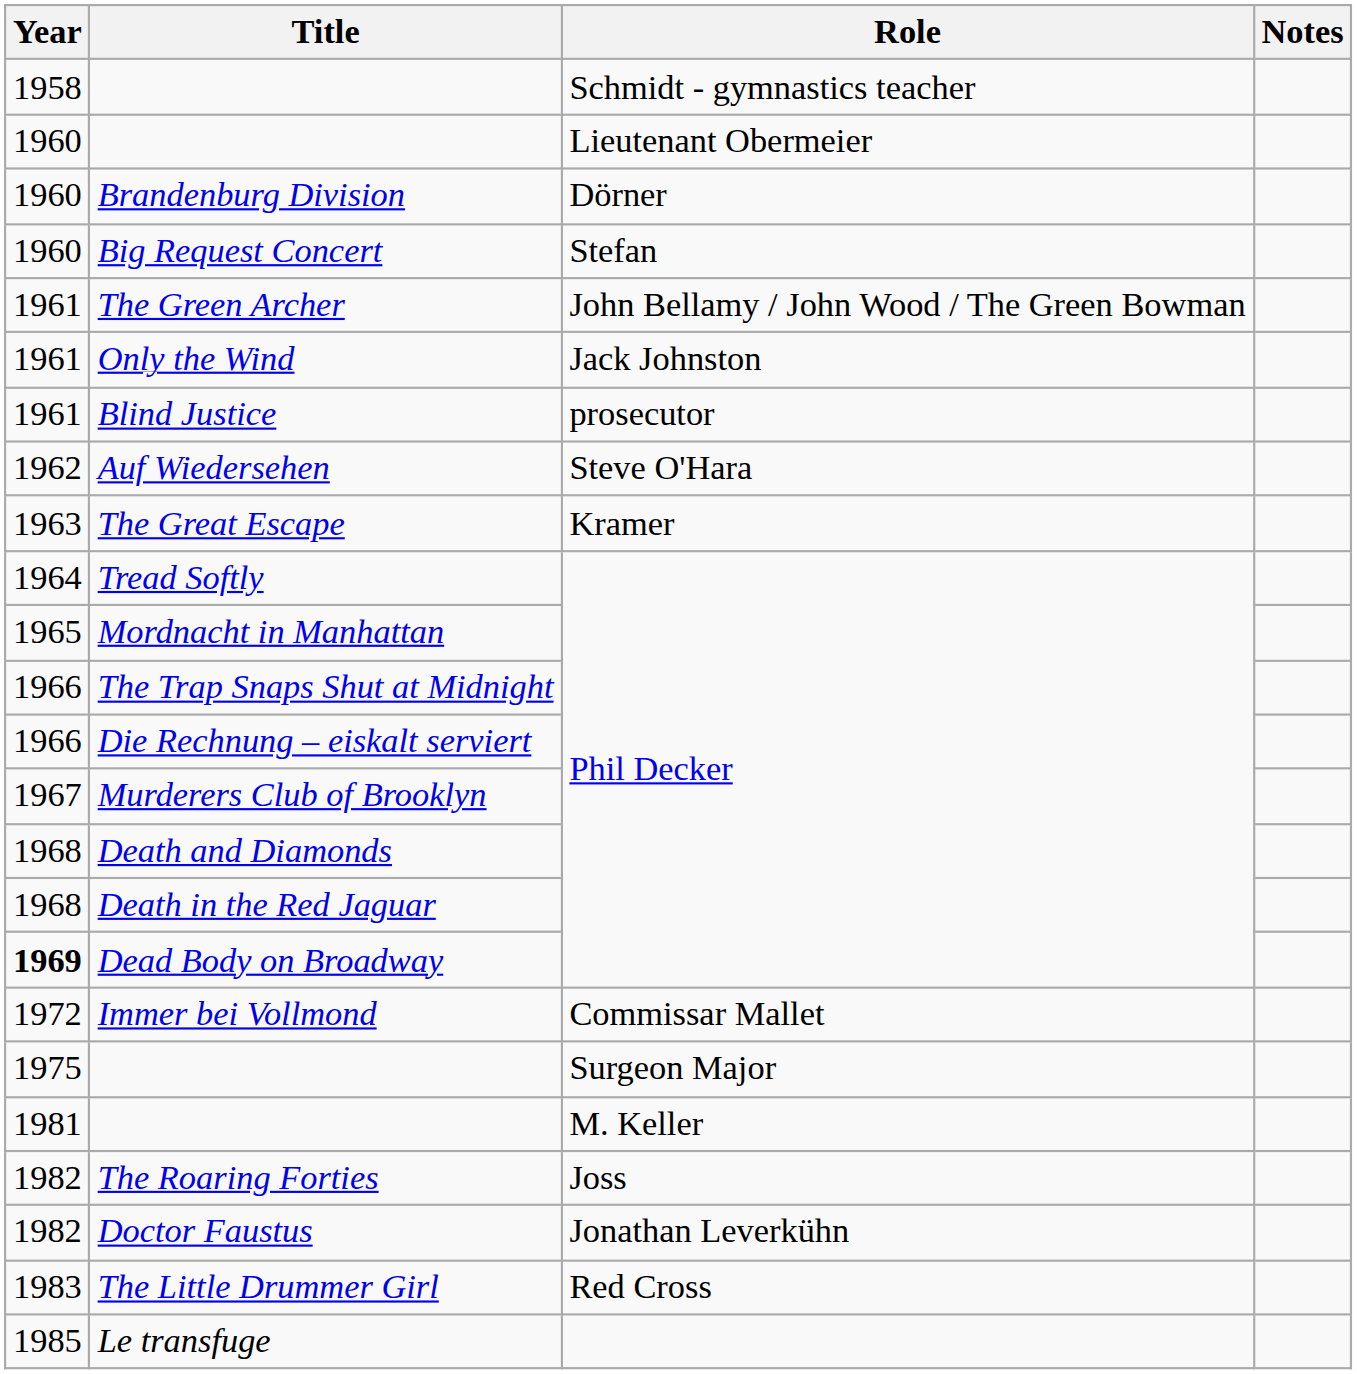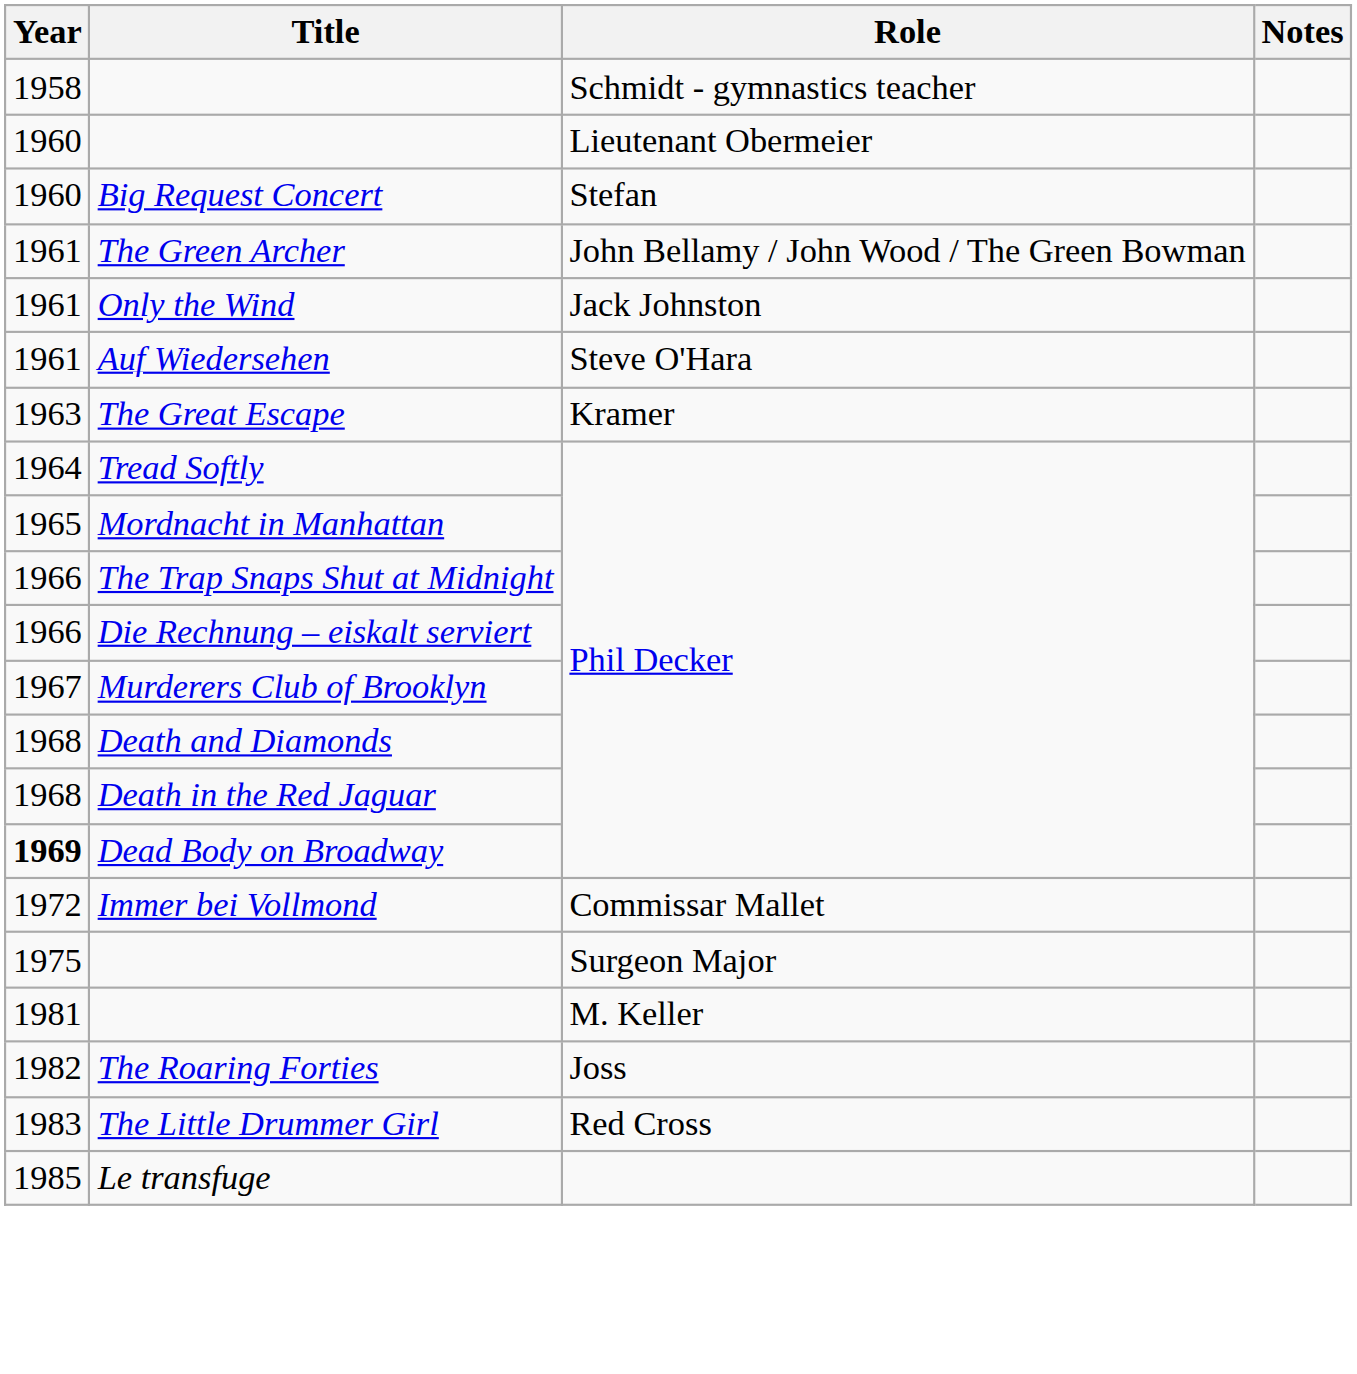- row: (251, 195)
- row: (187, 413)
(47, 468) 1962 -> (47, 359) 1961
- row: (205, 1232)
